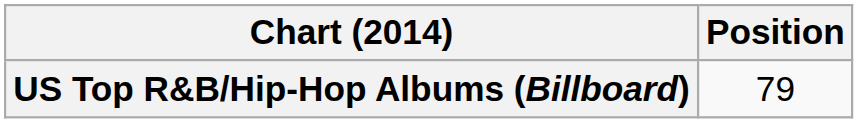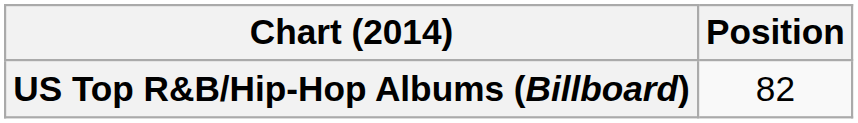(775, 88) 79 -> (775, 88) 82
